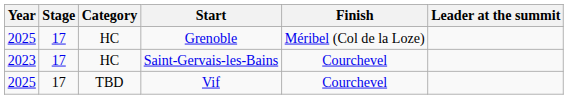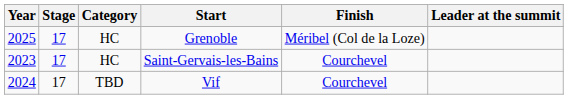(22, 82) 2025 -> (22, 82) 2024
